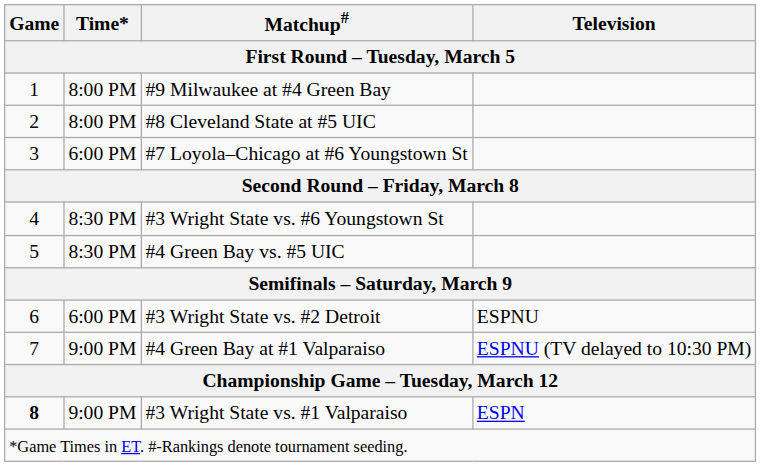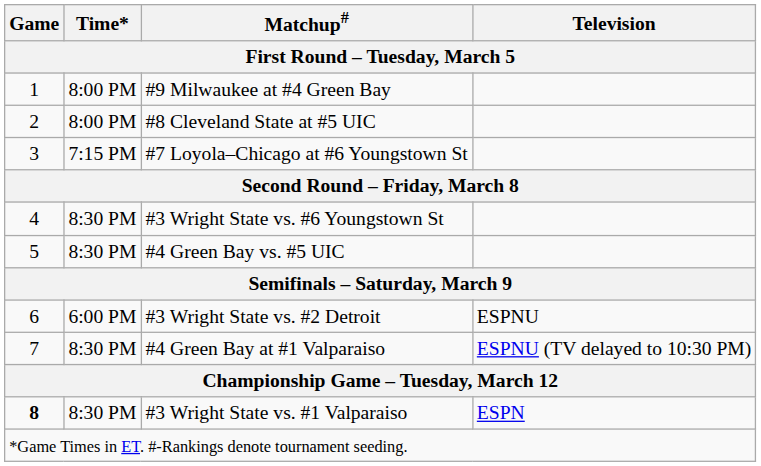(102, 154) 6:00 PM -> (102, 154) 7:15 PM
(102, 348) 9:00 PM -> (102, 348) 8:30 PM
(102, 412) 9:00 PM -> (102, 412) 8:30 PM
